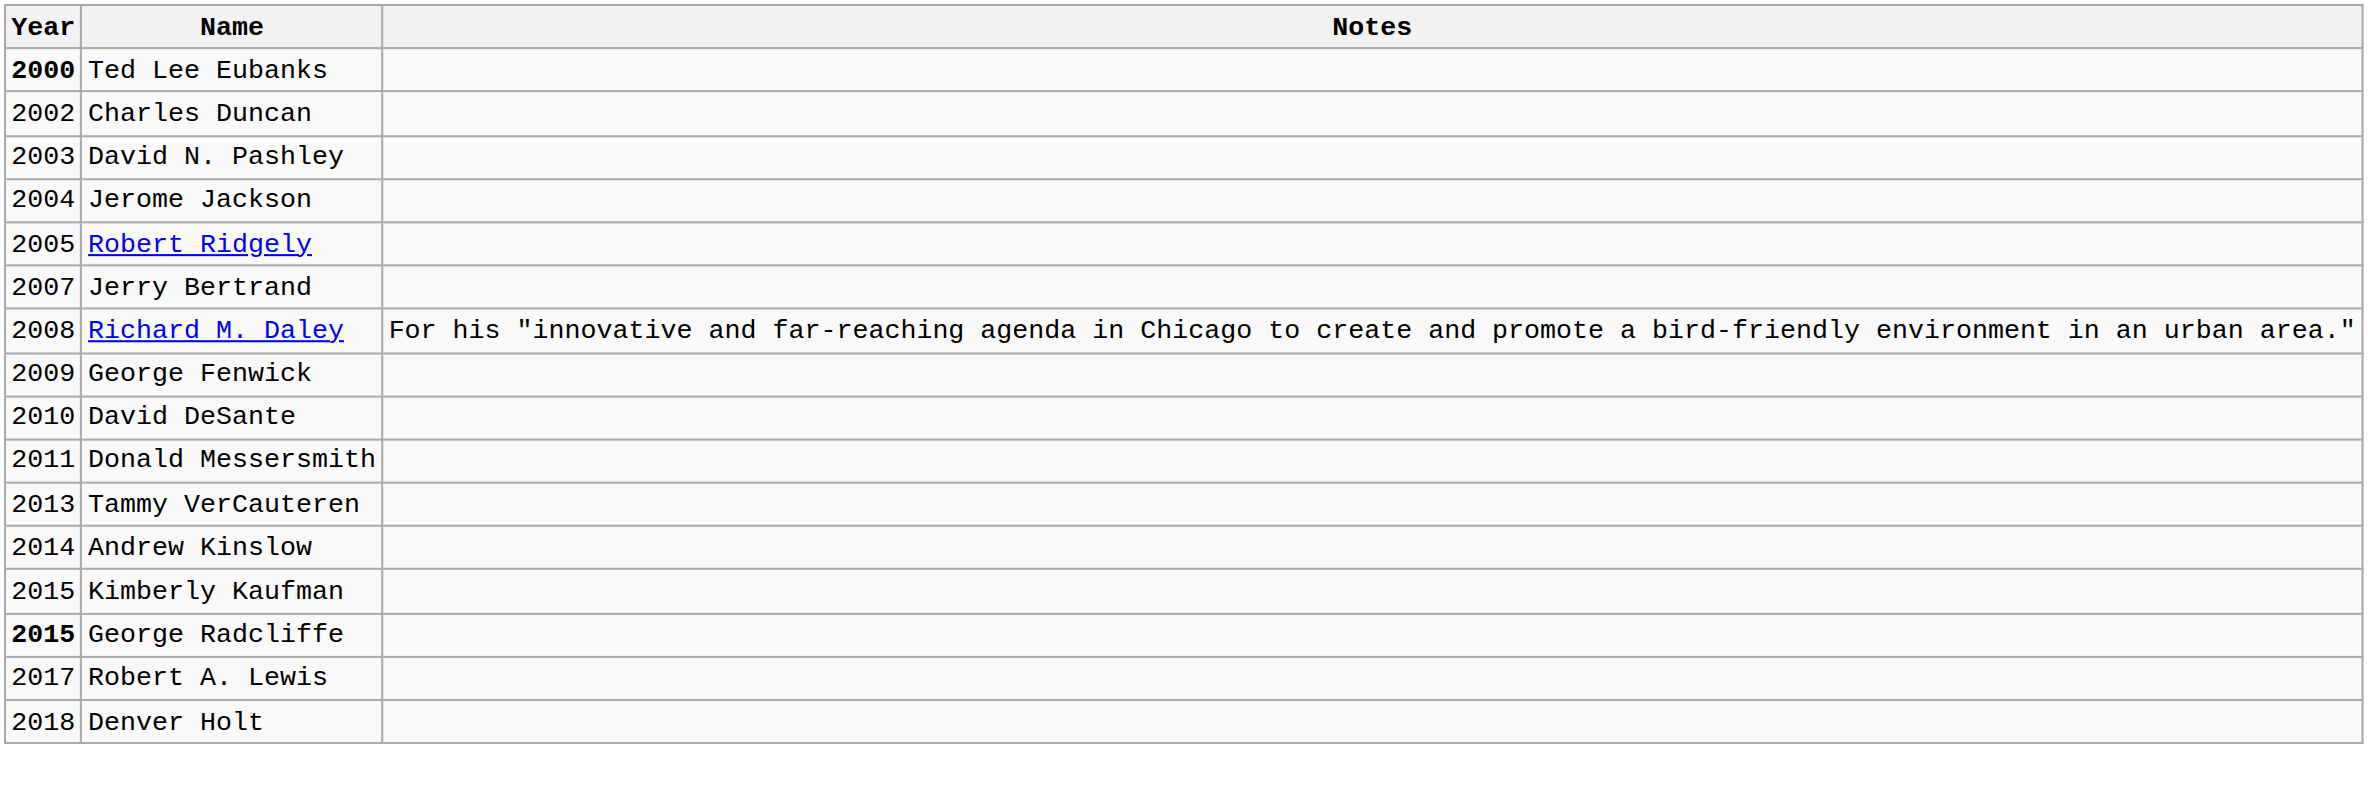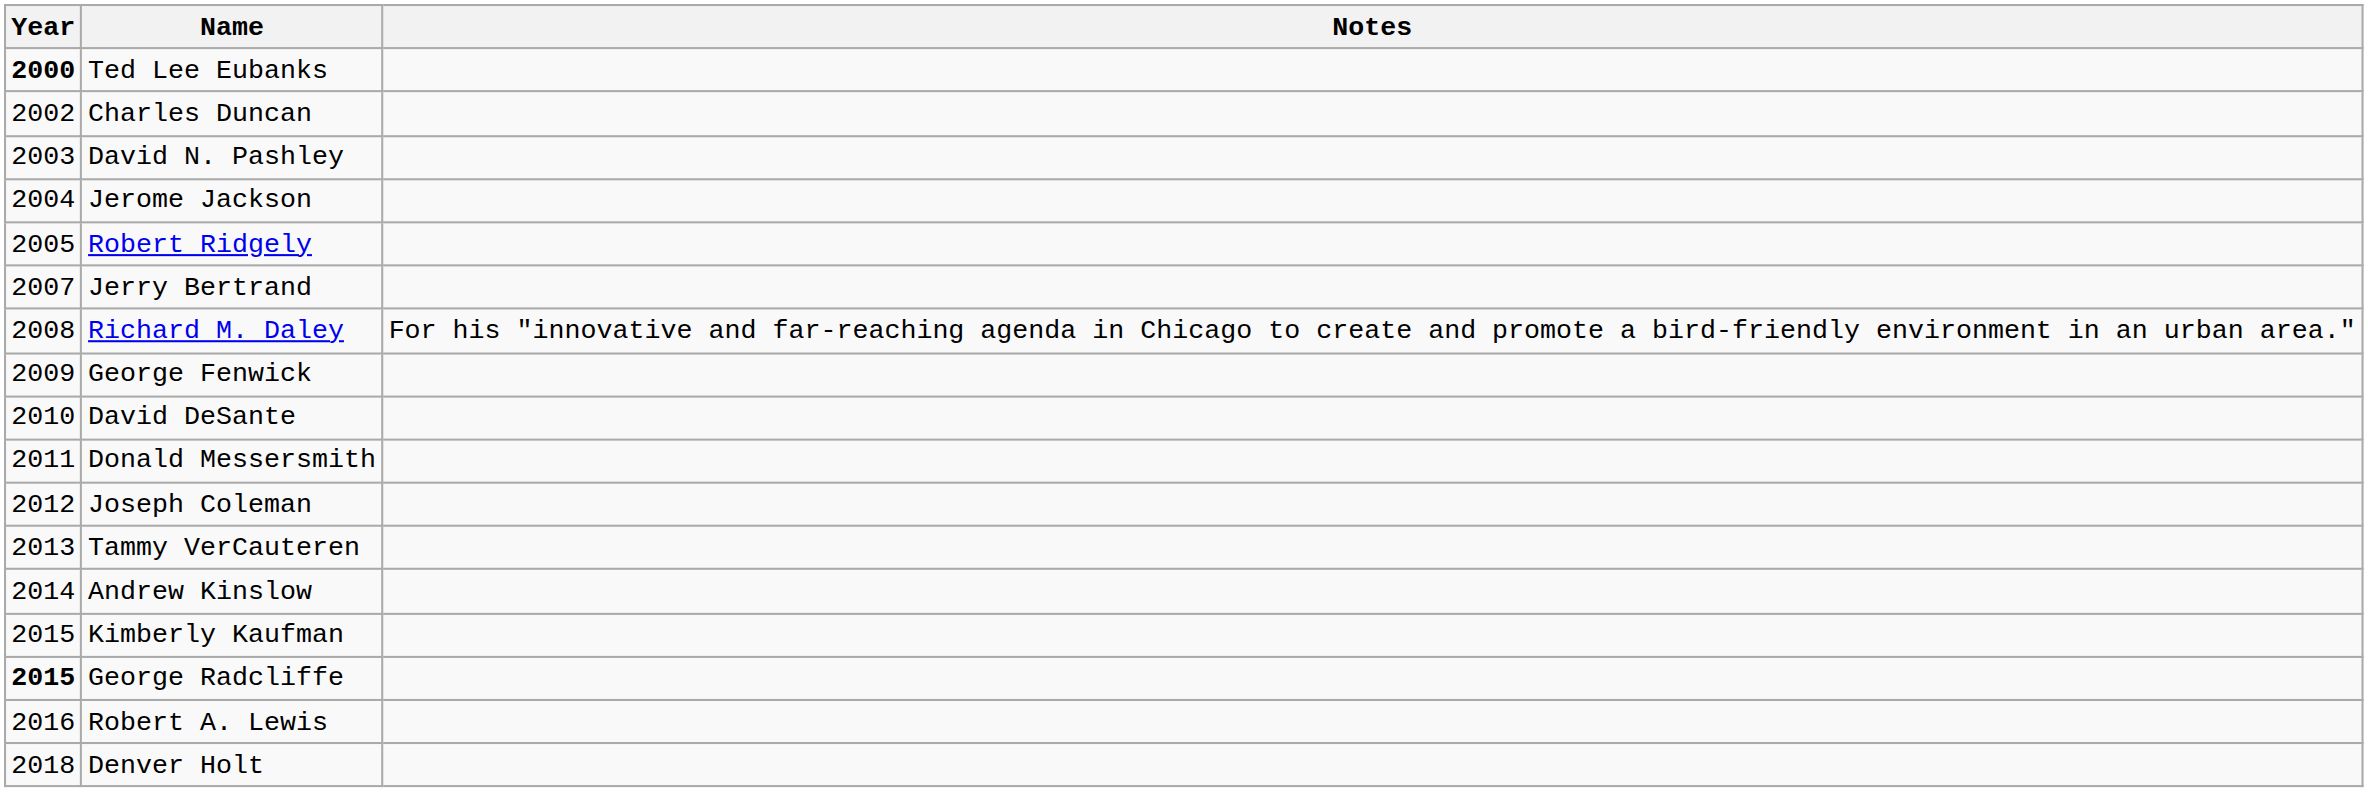+ row: (200, 505)
(43, 678) 2017 -> (43, 722) 2016
